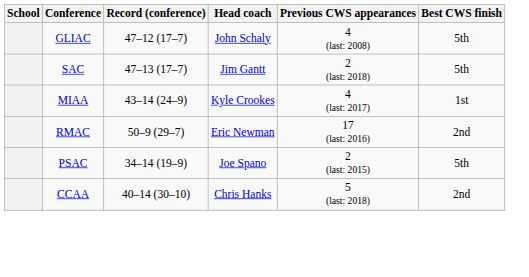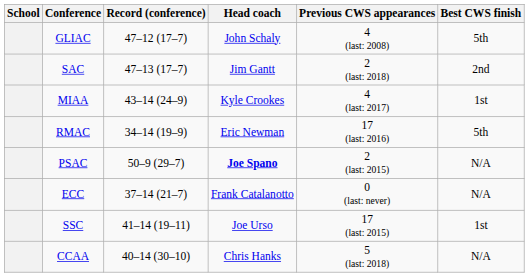(462, 69) 5th -> (481, 69) 2nd
(156, 132) 50–9 (29–7) -> (156, 132) 34–14 (19–9)
(462, 132) 2nd -> (481, 132) 5th
(156, 163) 34–14 (19–9) -> (156, 163) 50–9 (29–7)
(243, 163) normal -> (252, 163) bold
(462, 163) 5th -> (481, 163) N/A
+ row: (73, 194)
+ row: (73, 225)
(462, 194) 2nd -> (481, 256) N/A
